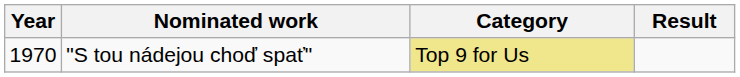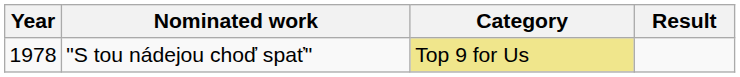(33, 54) 1970 -> (33, 54) 1978
